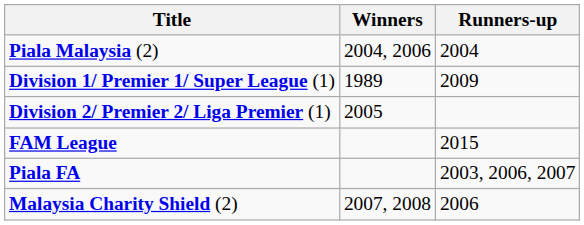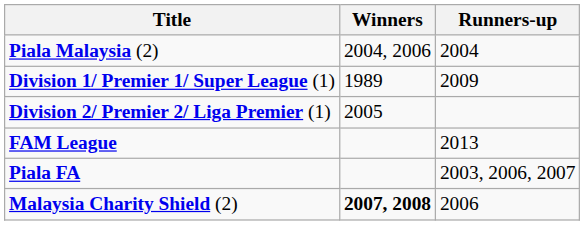(459, 142) 2015 -> (459, 142) 2013
(387, 204) normal -> (387, 204) bold
